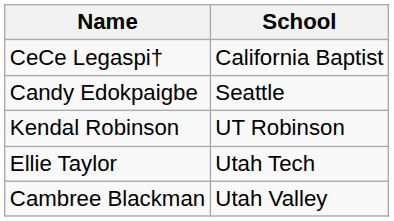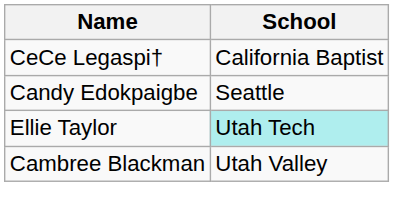- row: (95, 127)
(265, 163) no background -> (265, 127) paleturquoise background
